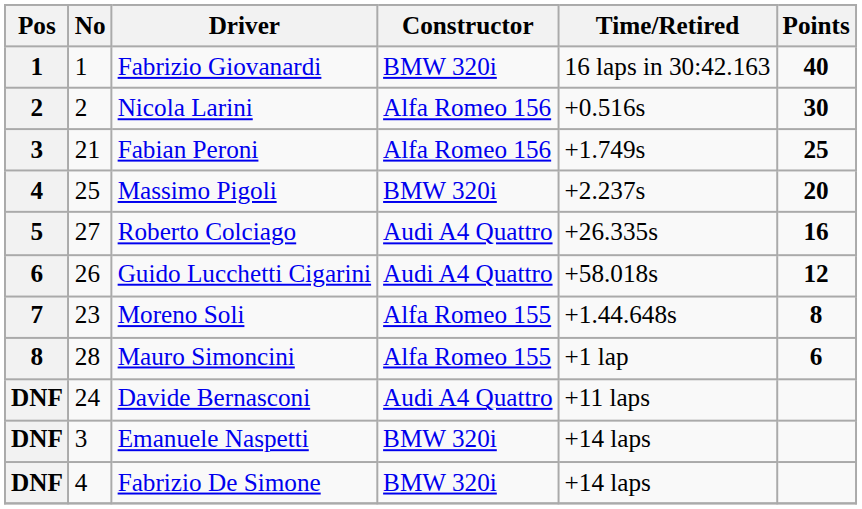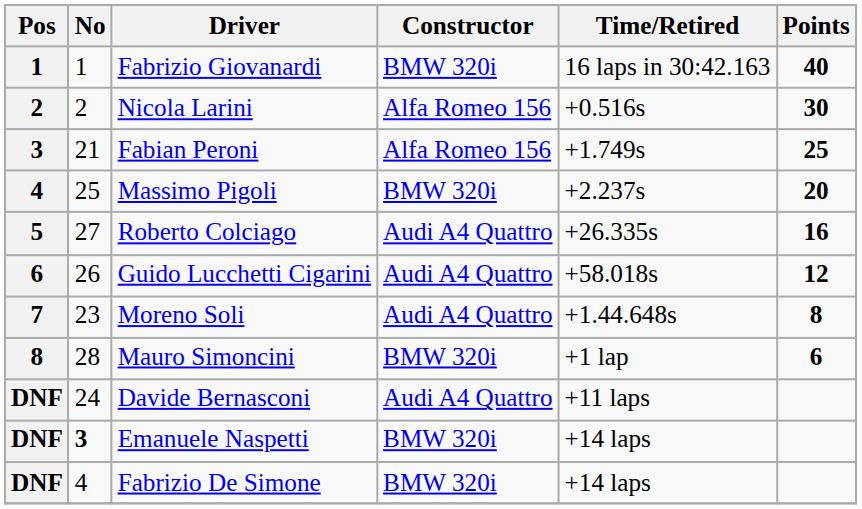(467, 315) Alfa Romeo 155 -> (468, 315) Audi A4 Quattro
(467, 357) Alfa Romeo 155 -> (440, 357) BMW 320i
(81, 440) normal -> (81, 440) bold
